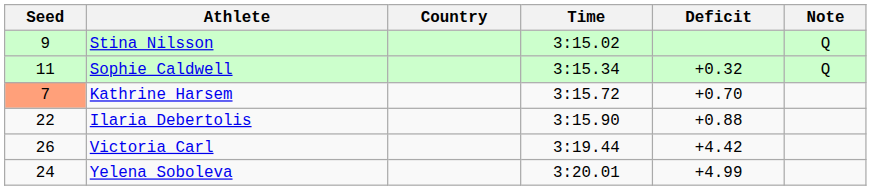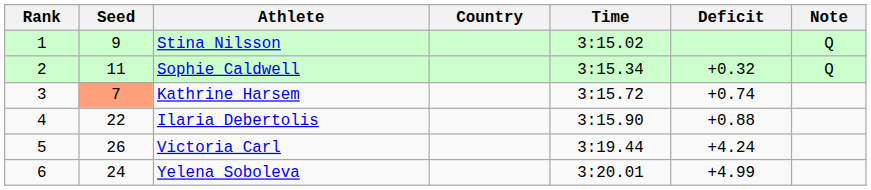+ column: (42, 18)
(719, 95) +0.70 -> (731, 95) +0.74
(719, 147) +4.42 -> (731, 147) +4.24
